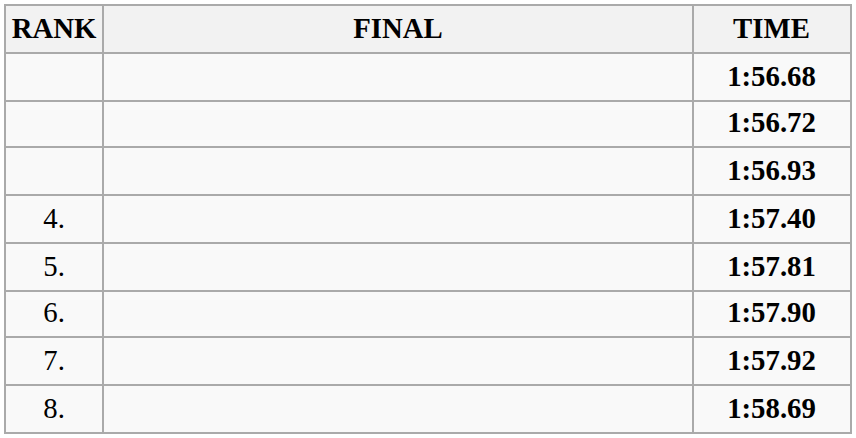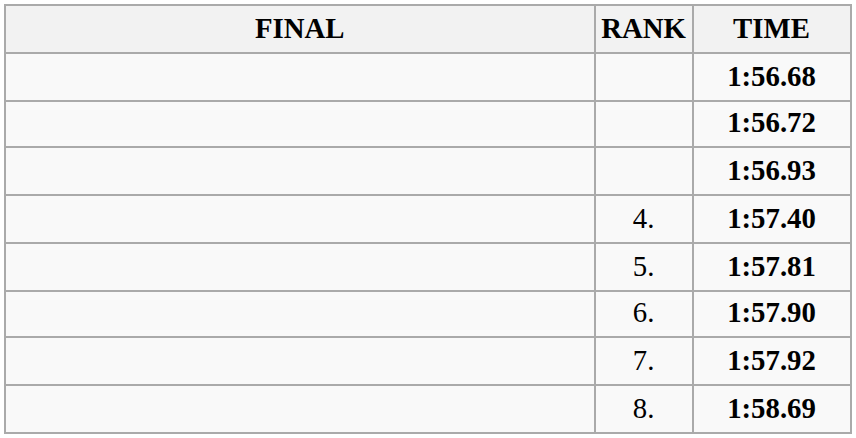columns swapped: (54, 28) <-> (398, 28)
